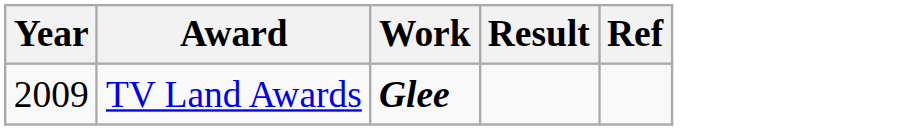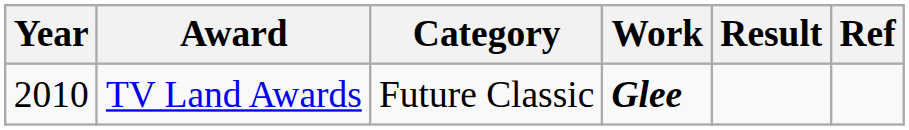+ column: (487, 34)
(51, 93) 2009 -> (51, 93) 2010
